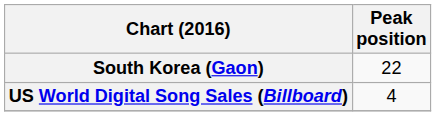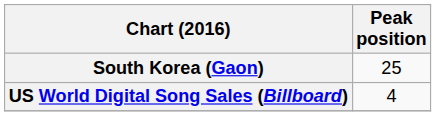(391, 67) 22 -> (391, 67) 25
